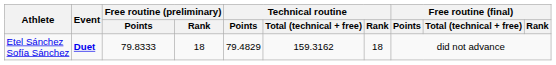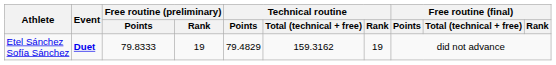(199, 47) 18 -> (199, 47) 19
(377, 47) 18 -> (377, 47) 19
